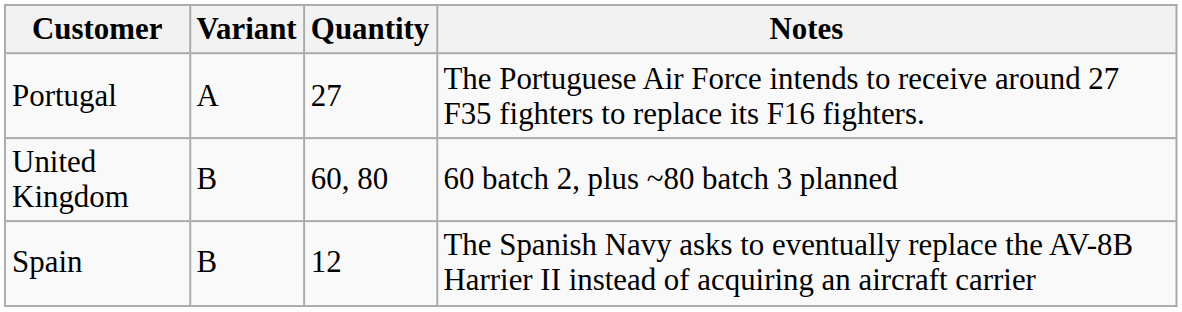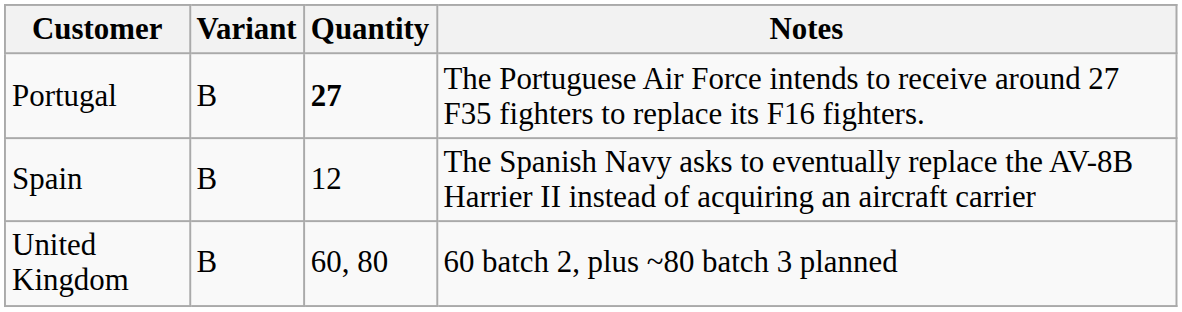(208, 95) A -> (207, 95) B
(326, 95) normal -> (326, 95) bold
rows swapped: (47, 262) <-> (70, 179)
